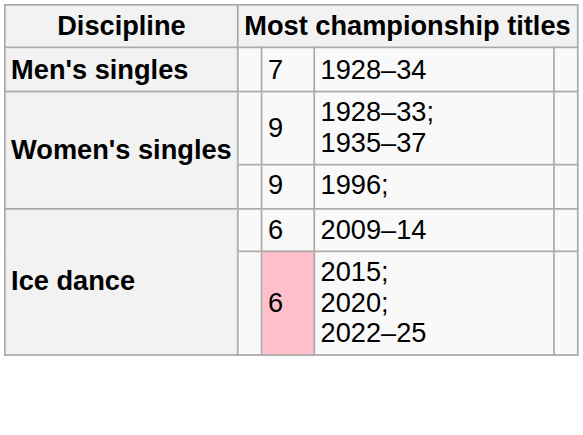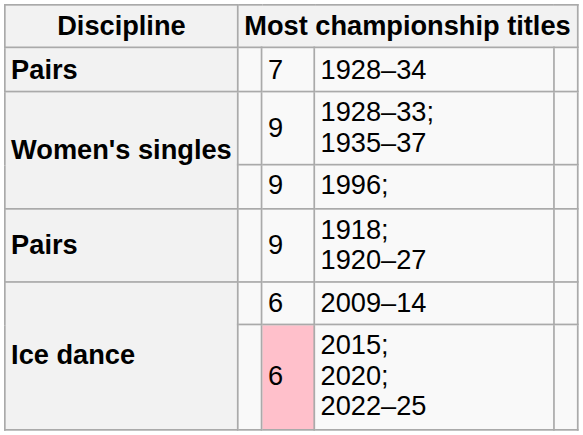(100, 69) Men's singles -> (44, 69) Pairs
+ row: (373, 244)
